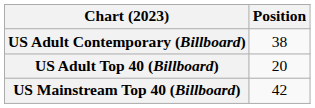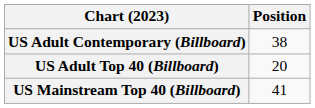(280, 90) 42 -> (280, 90) 41
